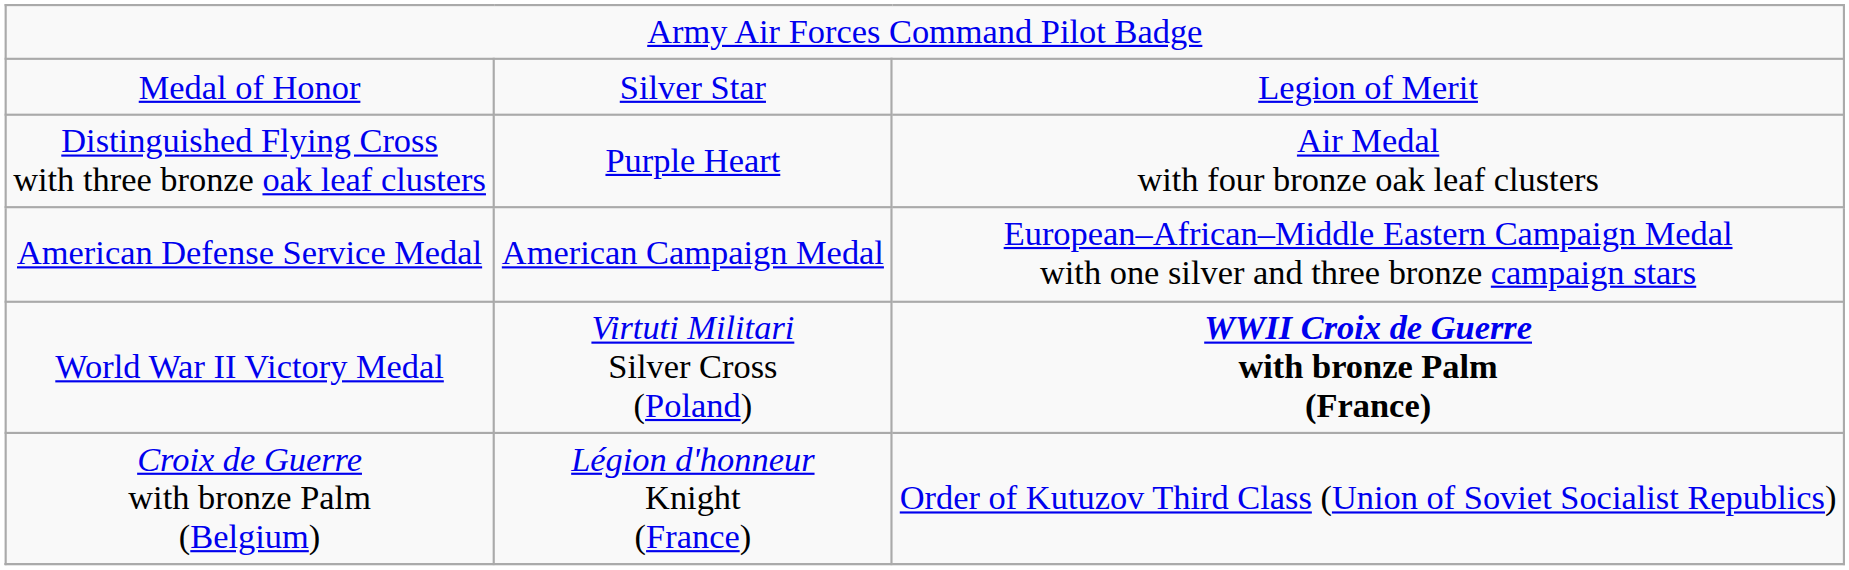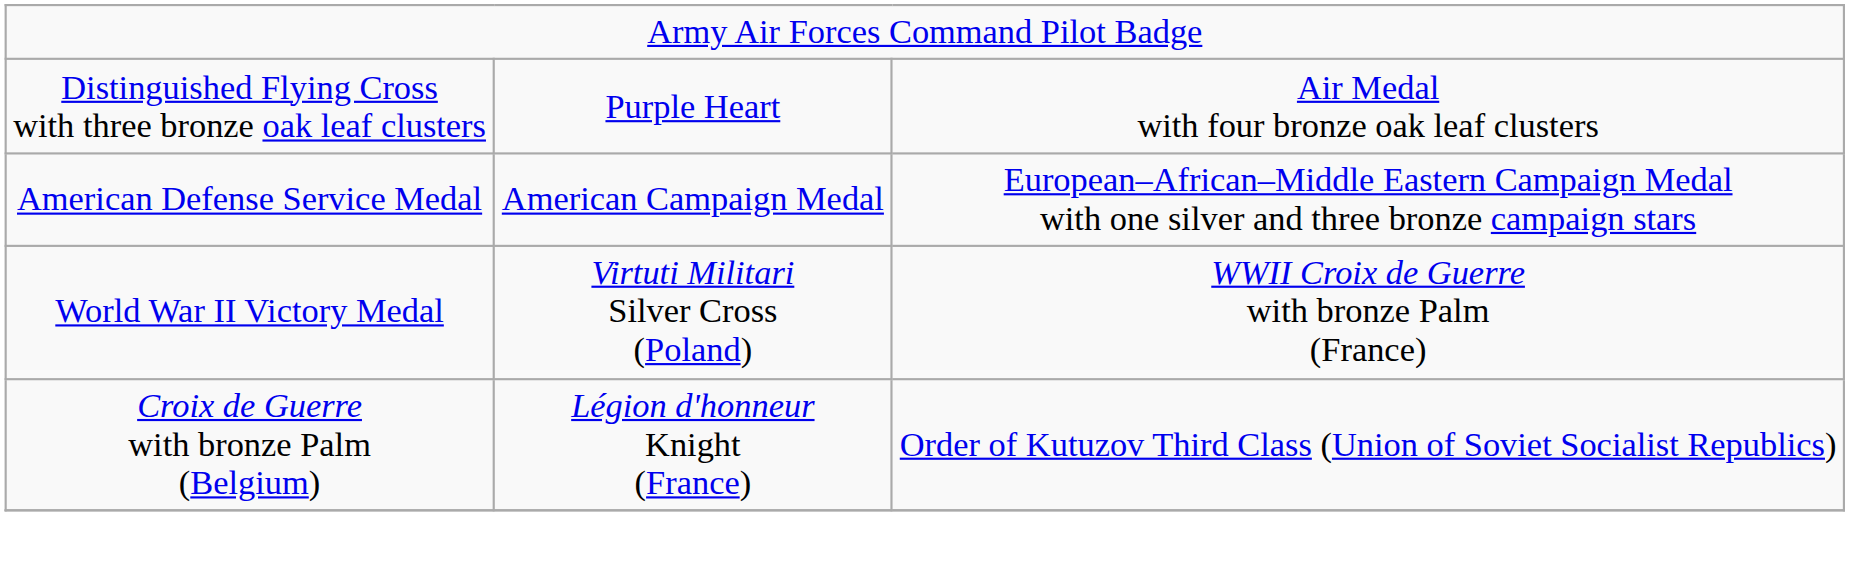- row: (250, 86)
(1368, 366) bold -> (1368, 311) normal
